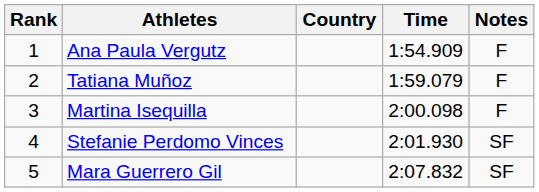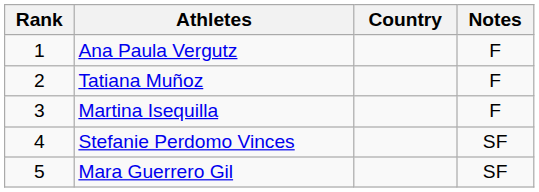- column: (426, 19)
